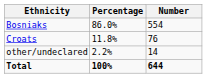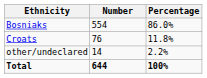columns swapped: (174, 11) <-> (118, 11)
